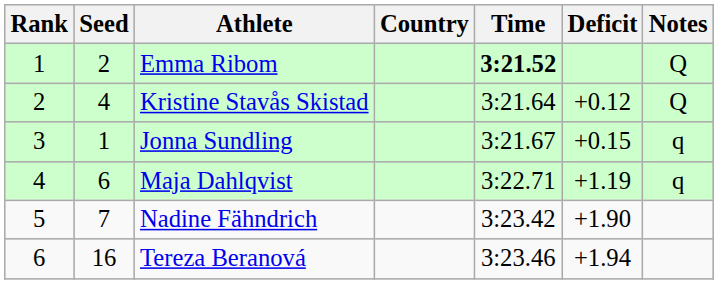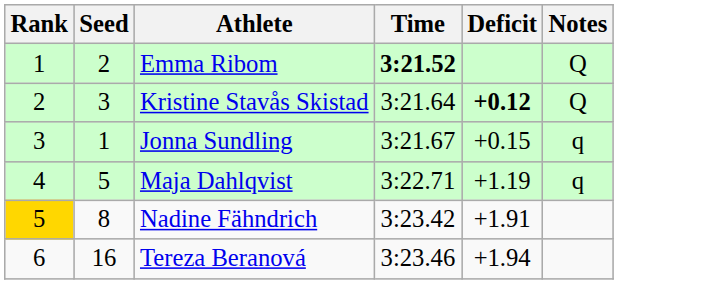- column: (424, 24)
(104, 102) 4 -> (104, 102) 3
(602, 102) normal -> (502, 102) bold
(104, 180) 6 -> (104, 180) 5
(39, 219) no background -> (39, 219) gold background
(104, 219) 7 -> (104, 219) 8
(602, 219) +1.90 -> (502, 219) +1.91
